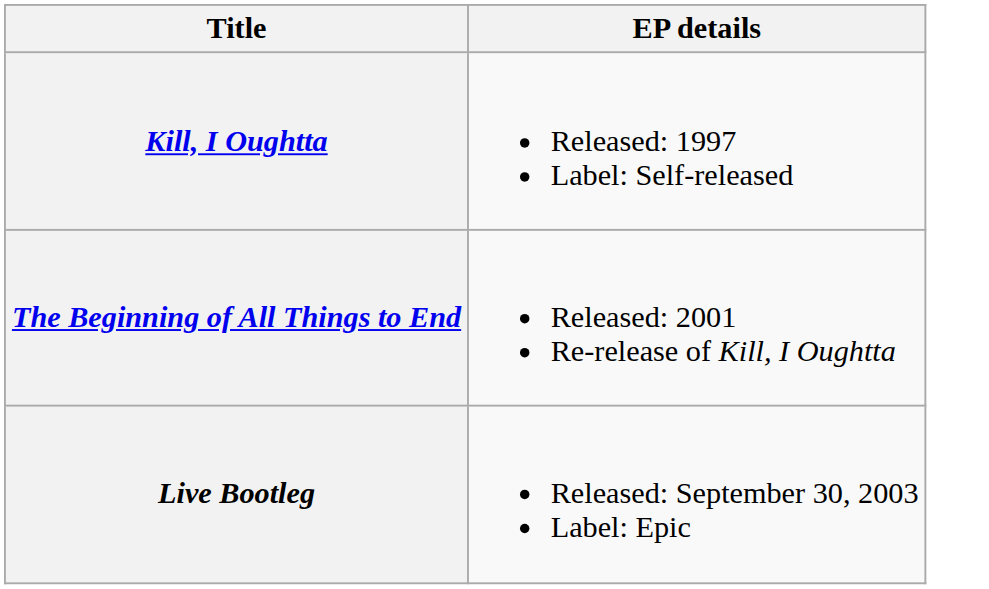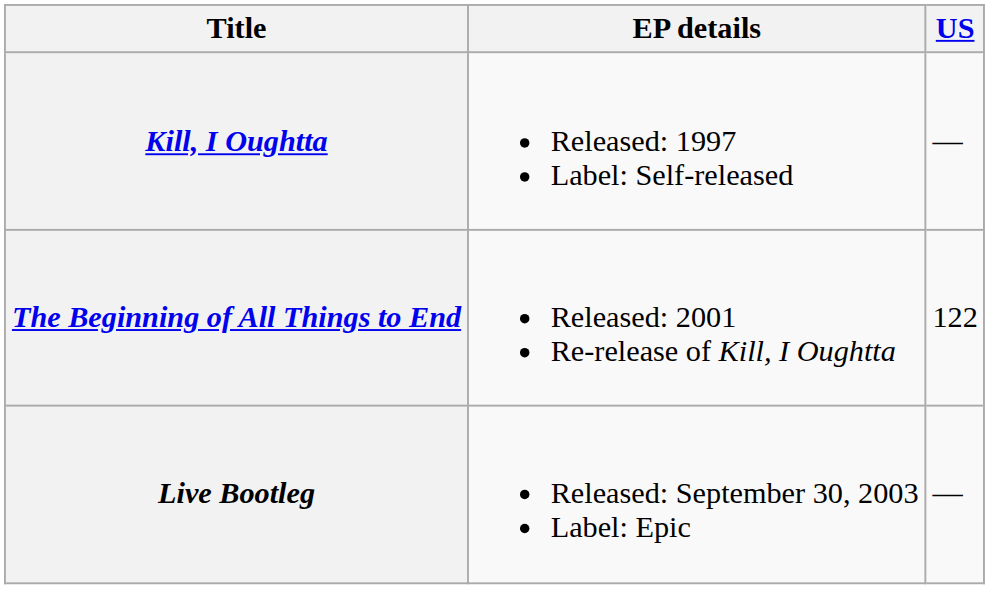+ column: (955, 28)
